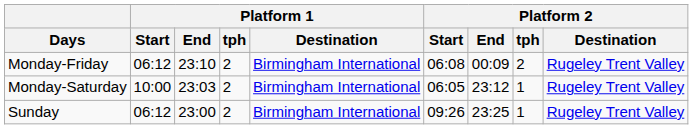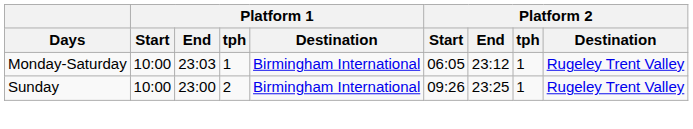- row: (58, 64)
(227, 87) 2 -> (227, 64) 1
(152, 111) 06:12 -> (152, 87) 10:00
